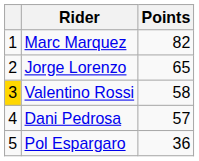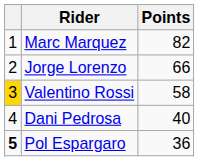(181, 68) 65 -> (181, 68) 66
(181, 118) 57 -> (181, 118) 40
(13, 144) normal -> (13, 144) bold
